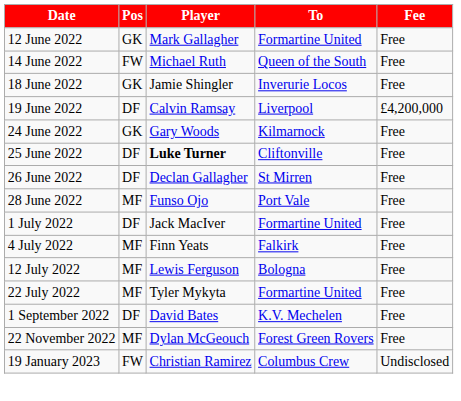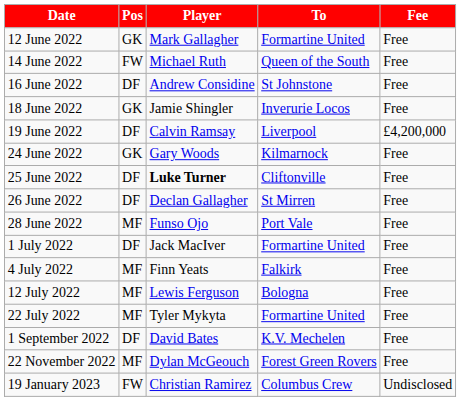+ row: (45, 85)
